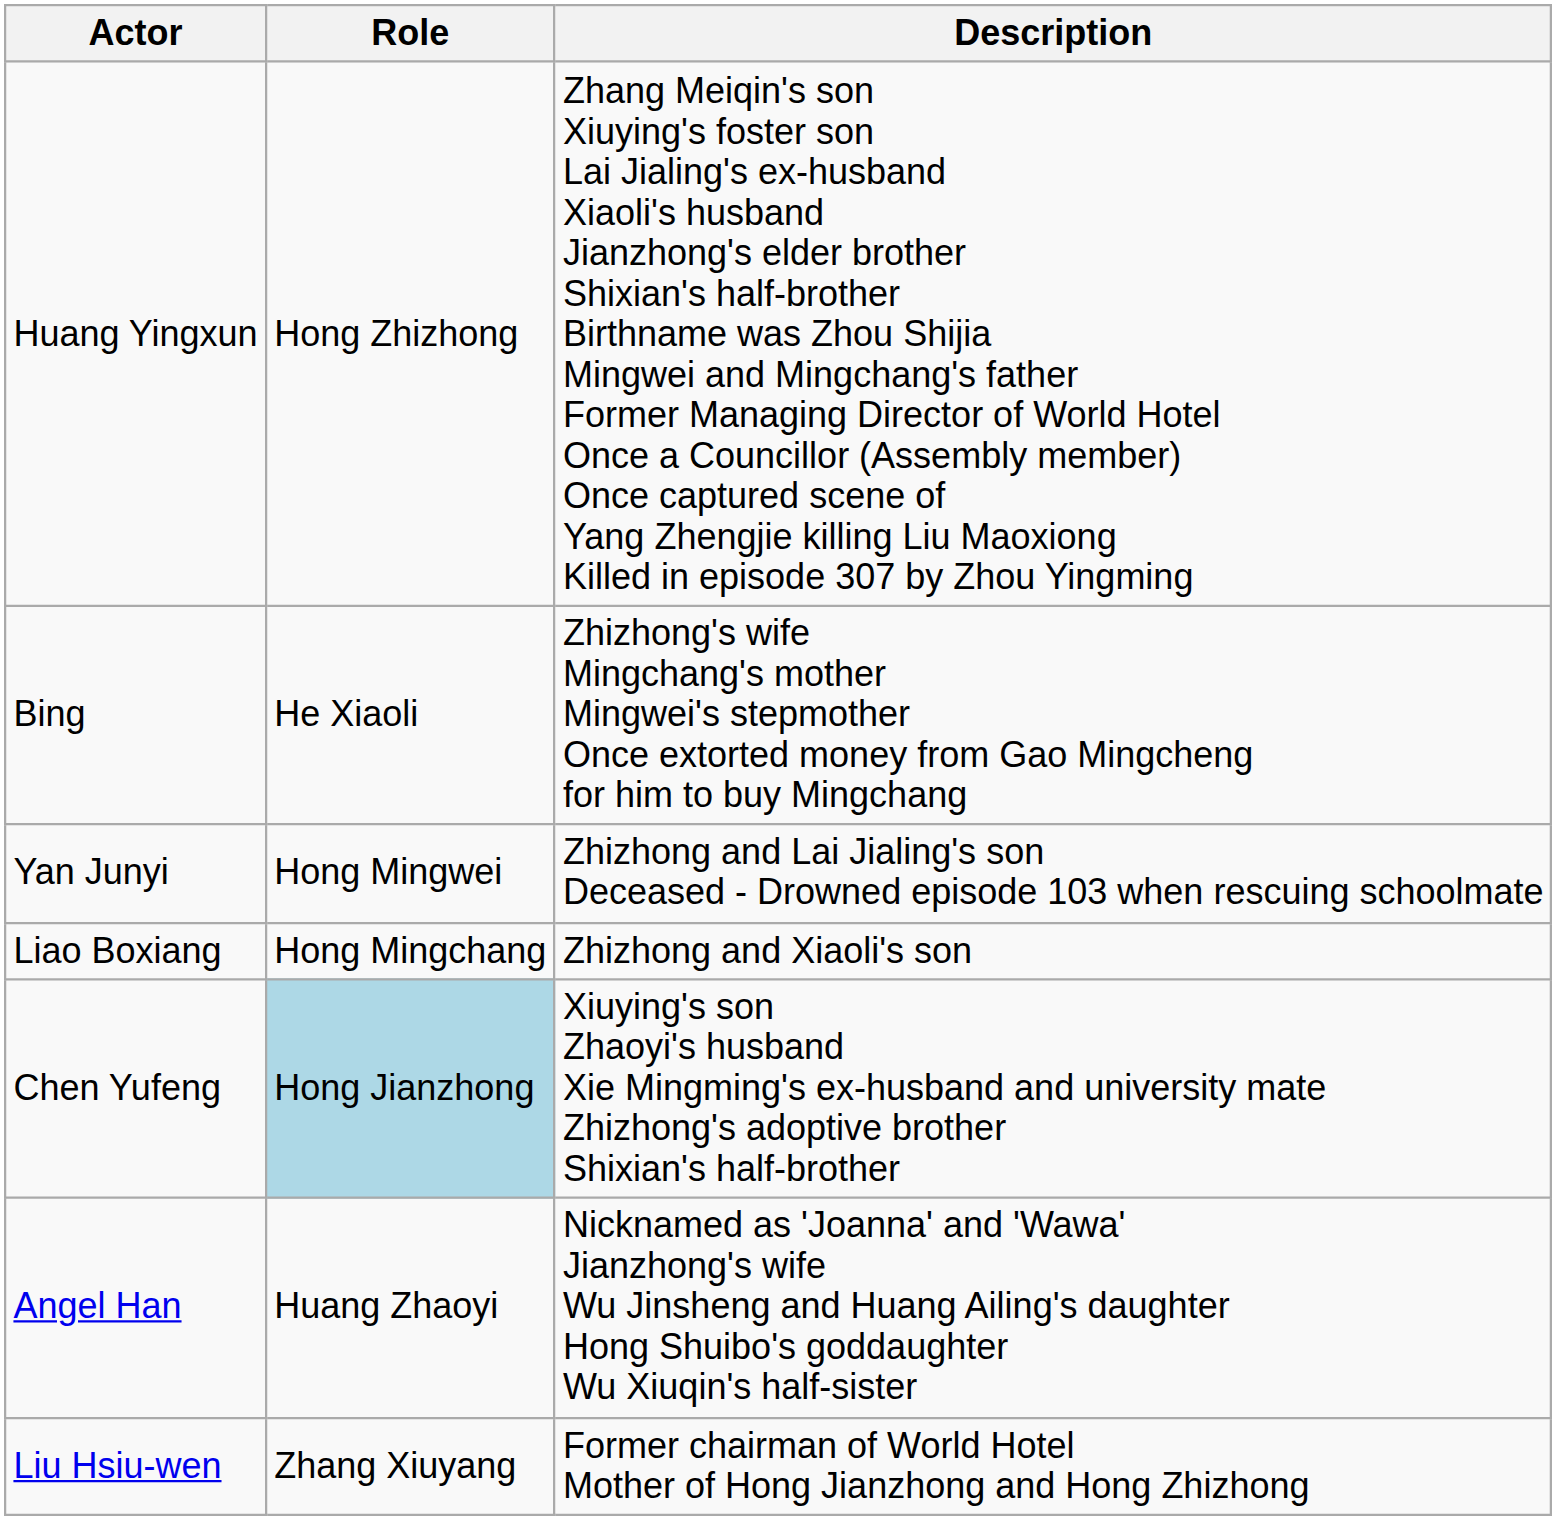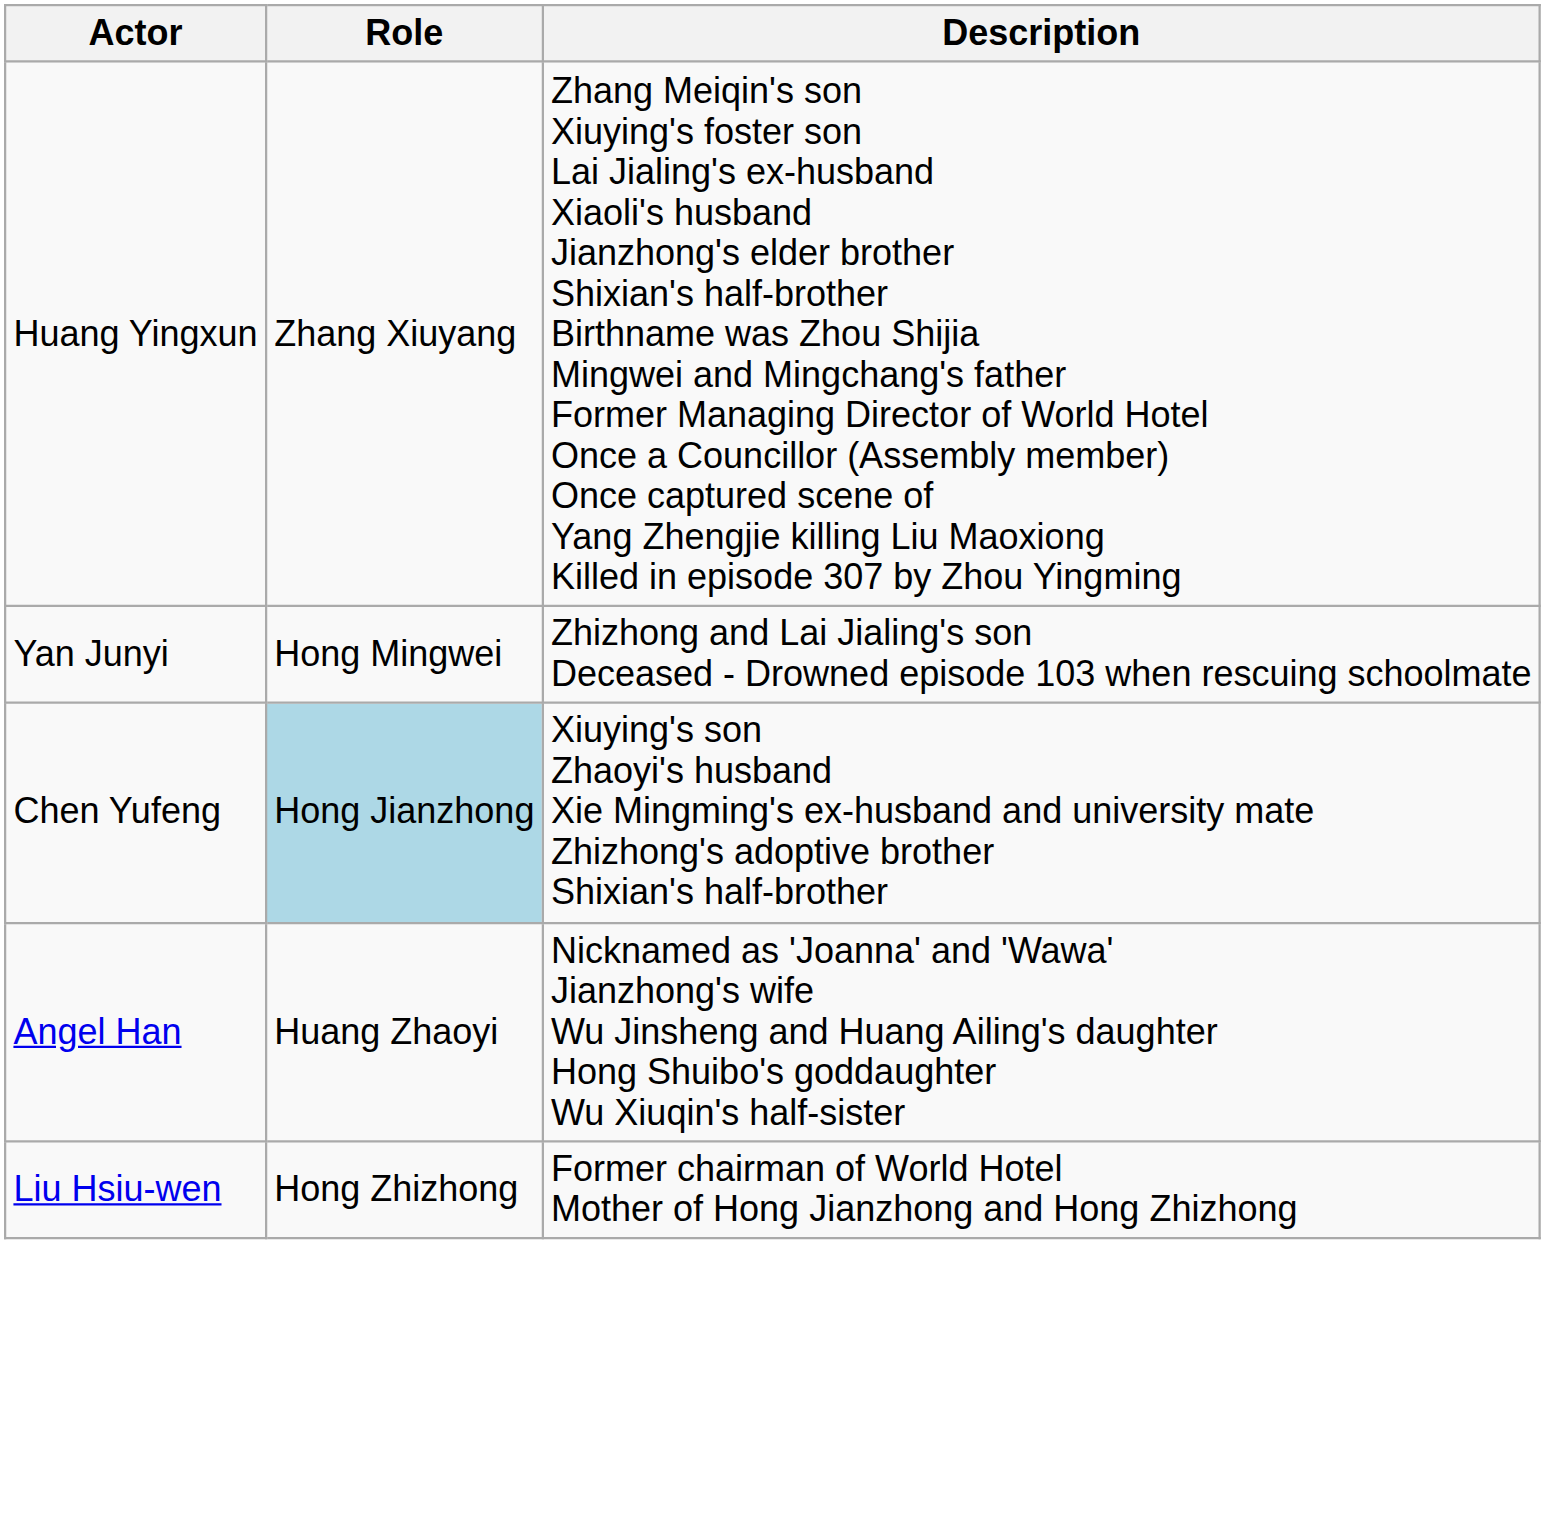(396, 333) Hong Zhizhong -> (395, 333) Zhang Xiuyang
- row: (49, 714)
- row: (118, 949)
(395, 1465) Zhang Xiuyang -> (396, 1189) Hong Zhizhong
